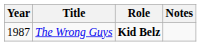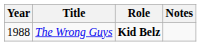(19, 31) 1987 -> (19, 31) 1988
